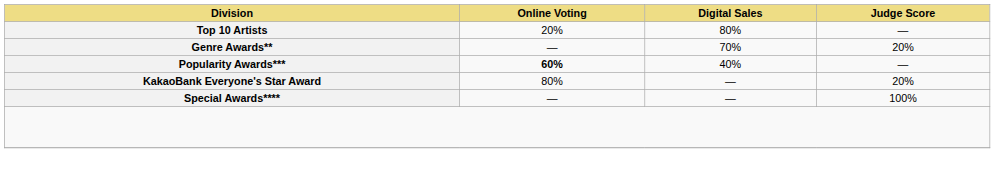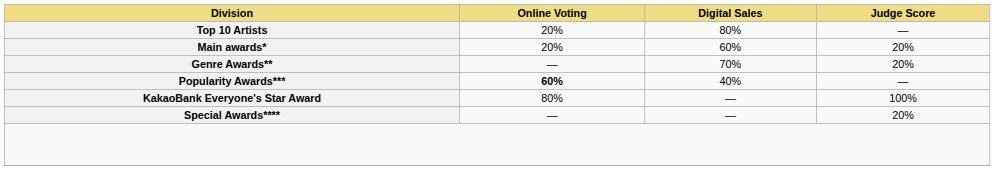+ row: (232, 47)
(903, 81) 20% -> (903, 99) 100%
(903, 99) 100% -> (903, 116) 20%
